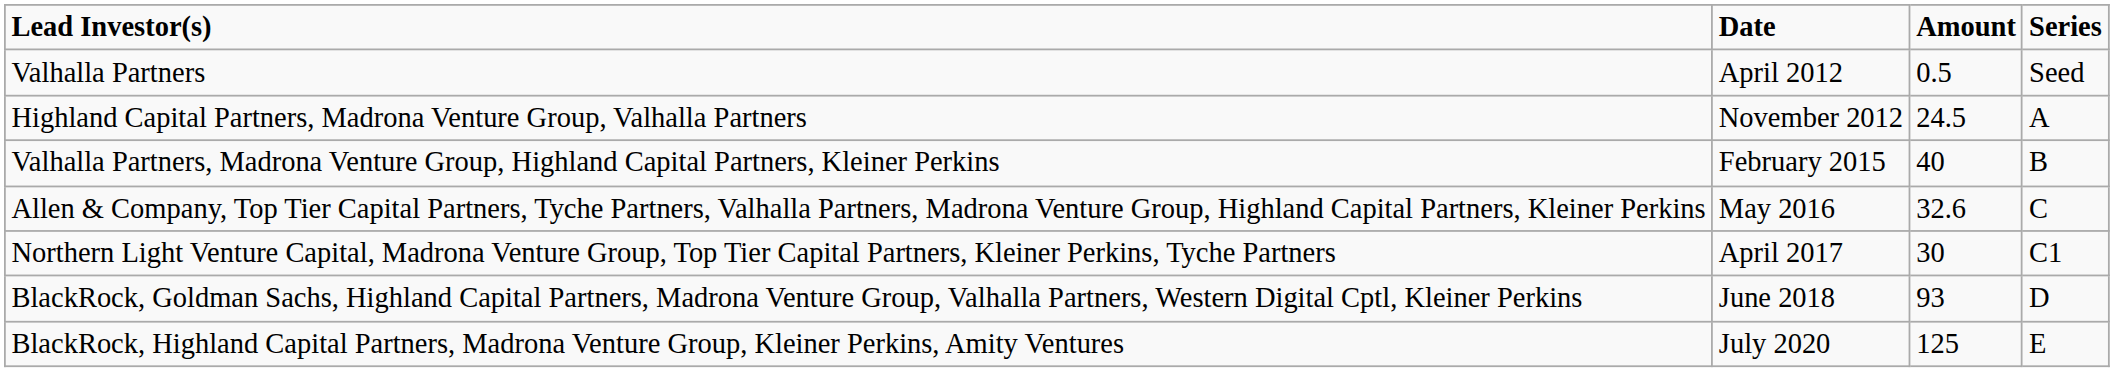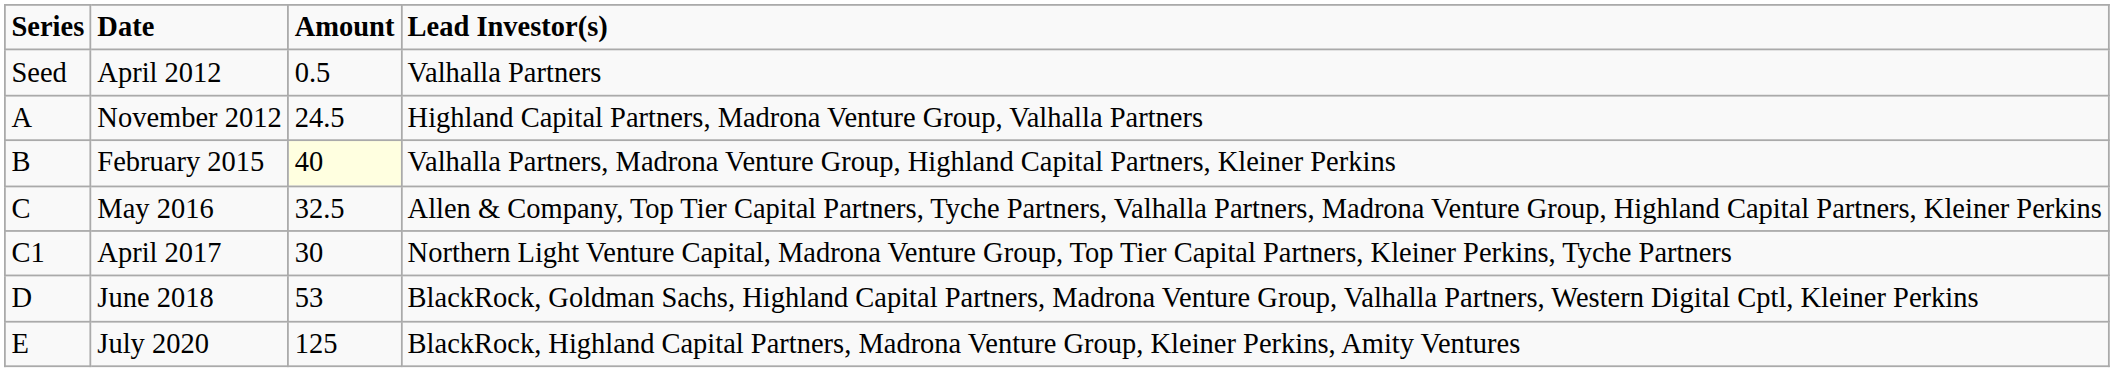columns swapped: (2065, 27) <-> (112, 27)
(1930, 162) no background -> (309, 162) lightyellow background
(1941, 207) 32.6 -> (320, 207) 32.5
(1930, 298) 93 -> (309, 298) 53
